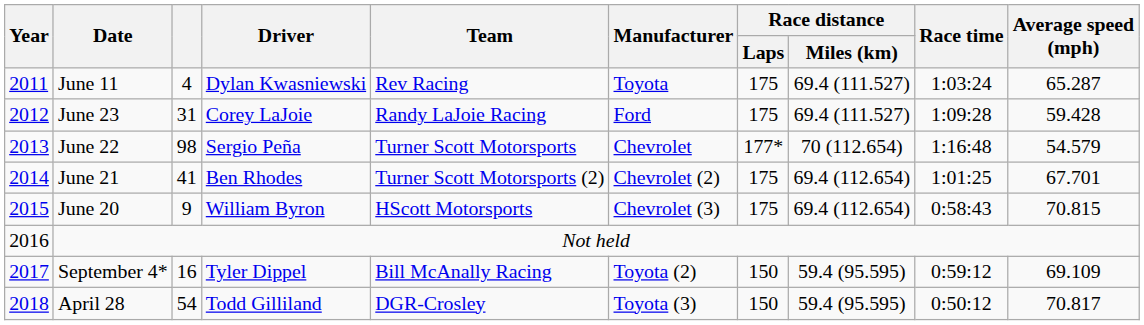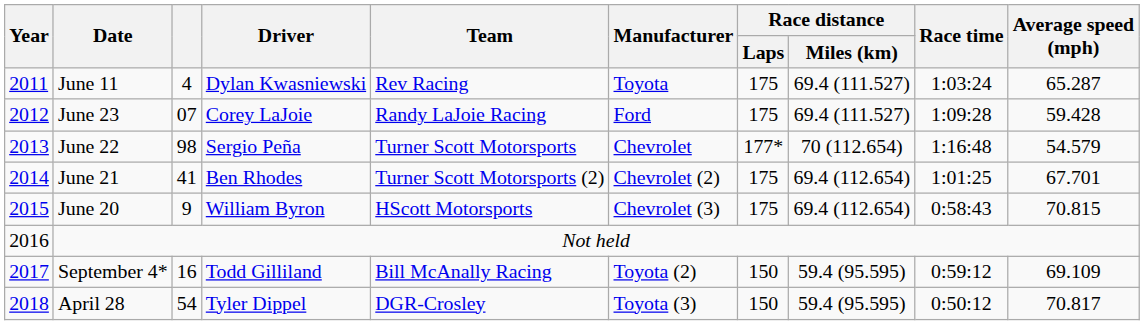(187, 114) 31 -> (187, 114) 07
(256, 271) Tyler Dippel -> (264, 271) Todd Gilliland
(264, 303) Todd Gilliland -> (256, 303) Tyler Dippel
